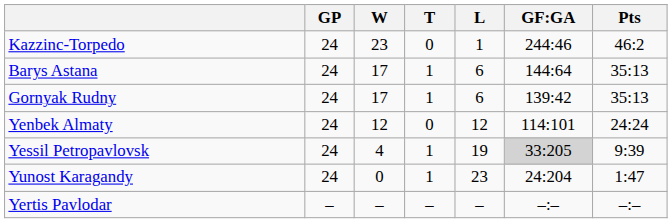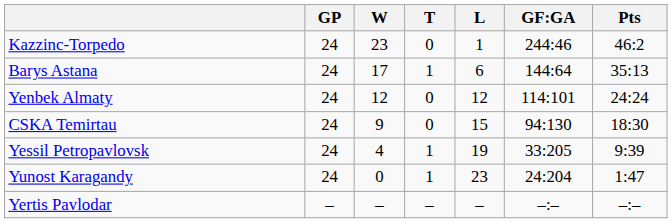- row: (62, 97)
+ row: (62, 124)
(548, 151) lightgrey background -> (548, 151) no background
